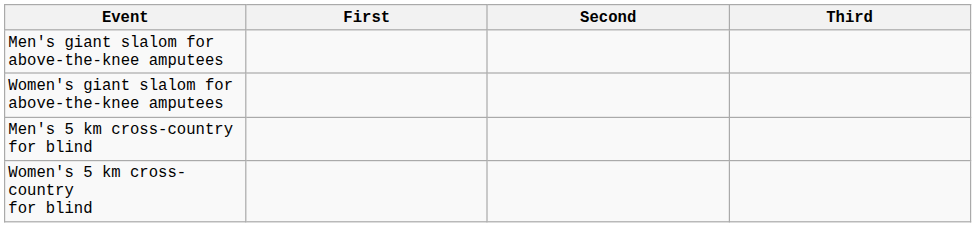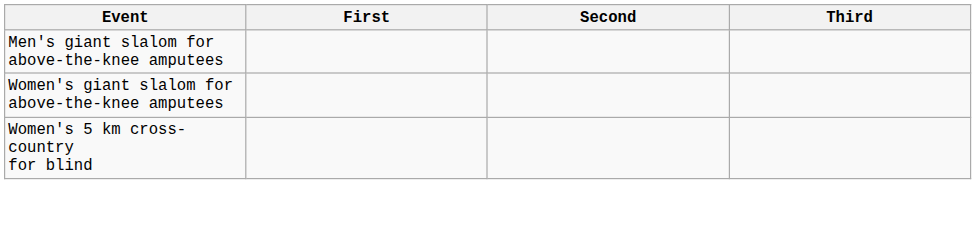- row: (121, 139)
